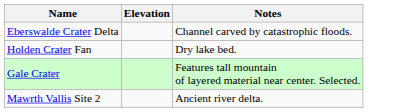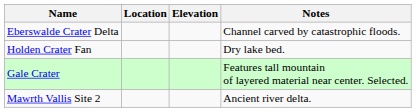+ column: (145, 13)
